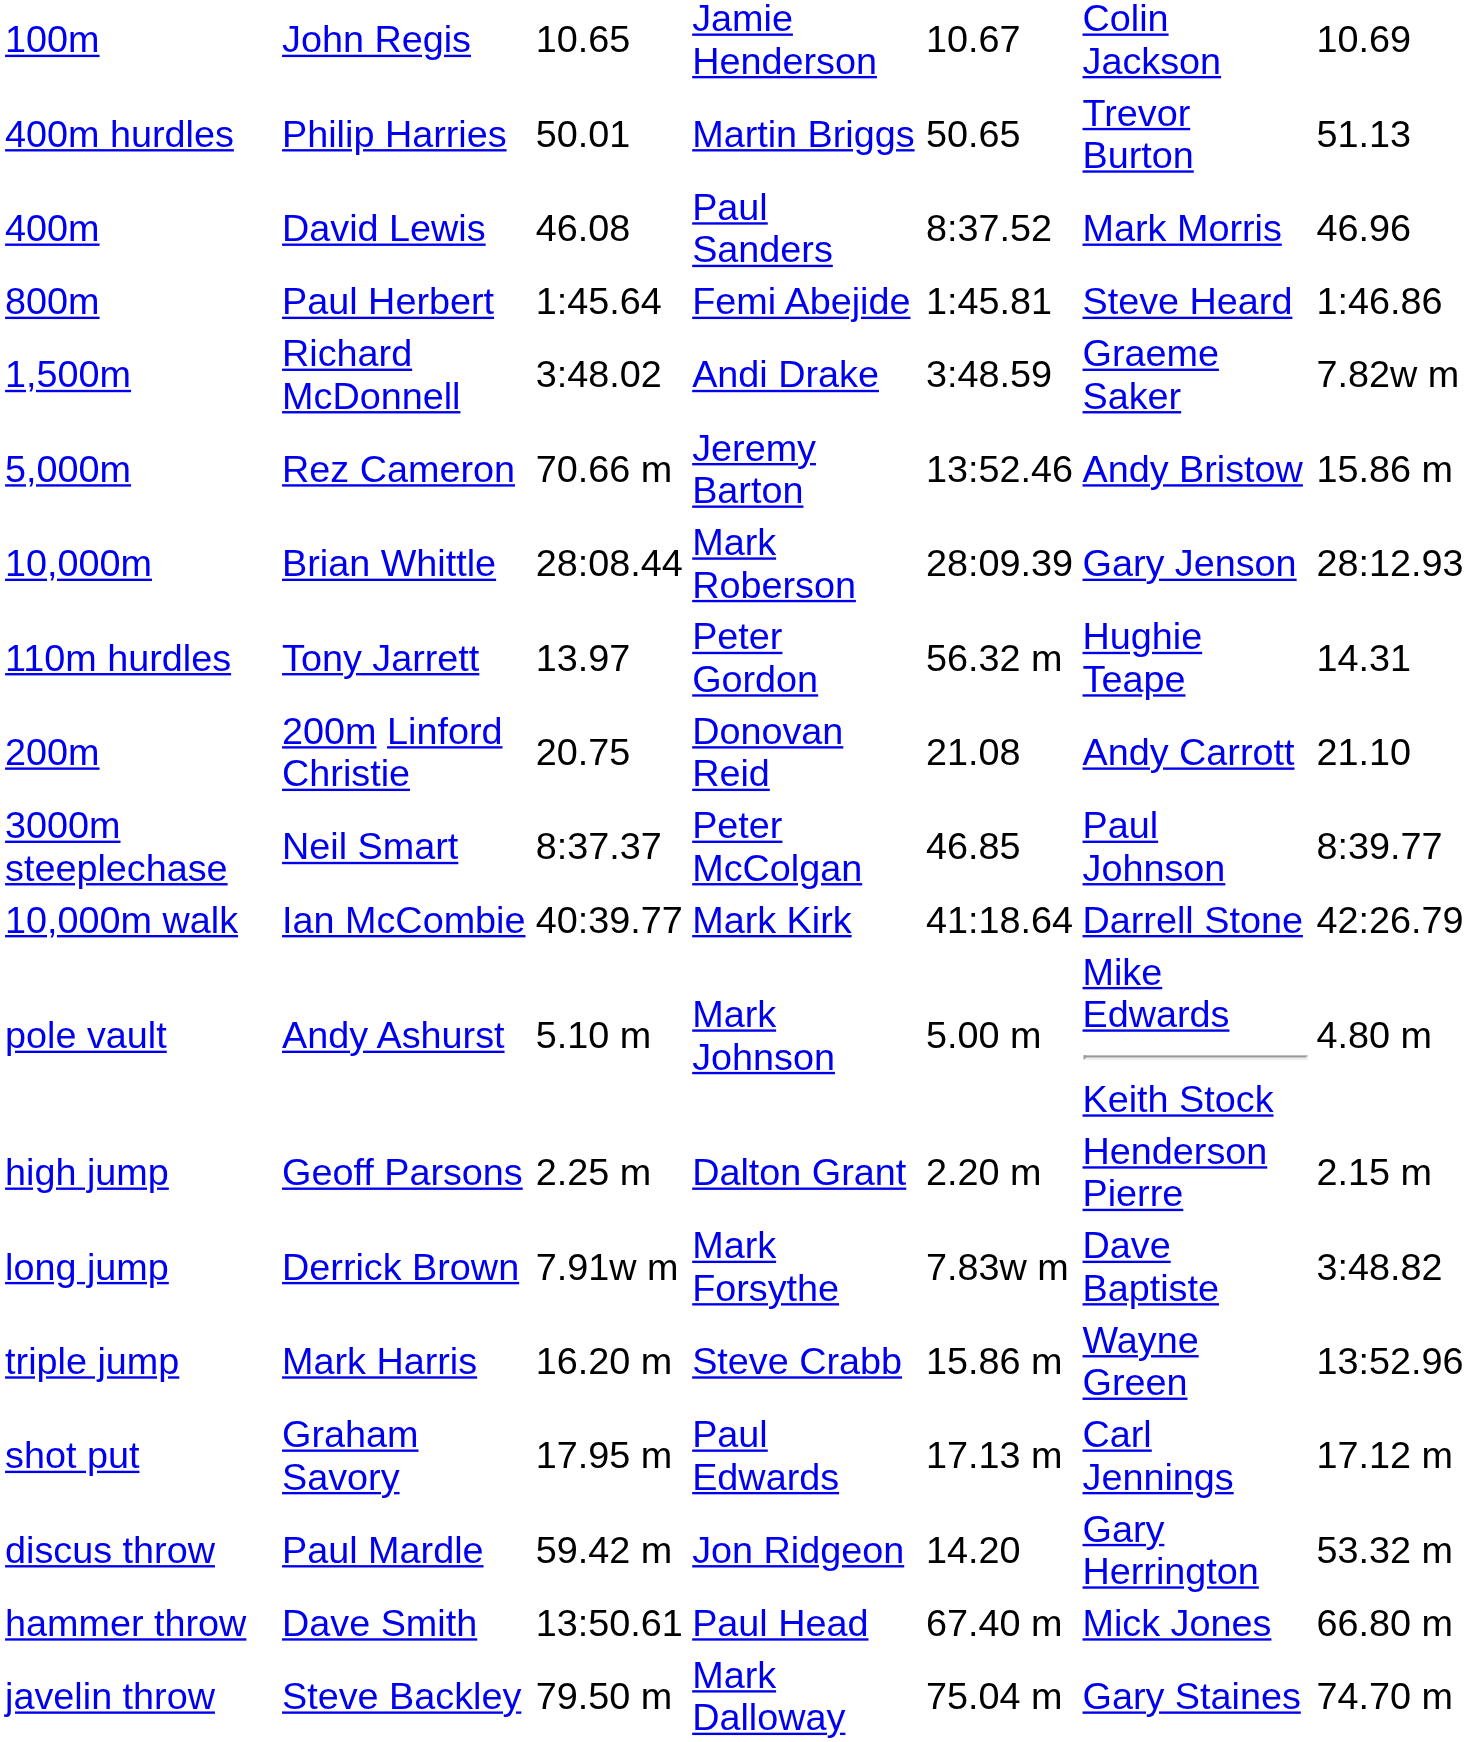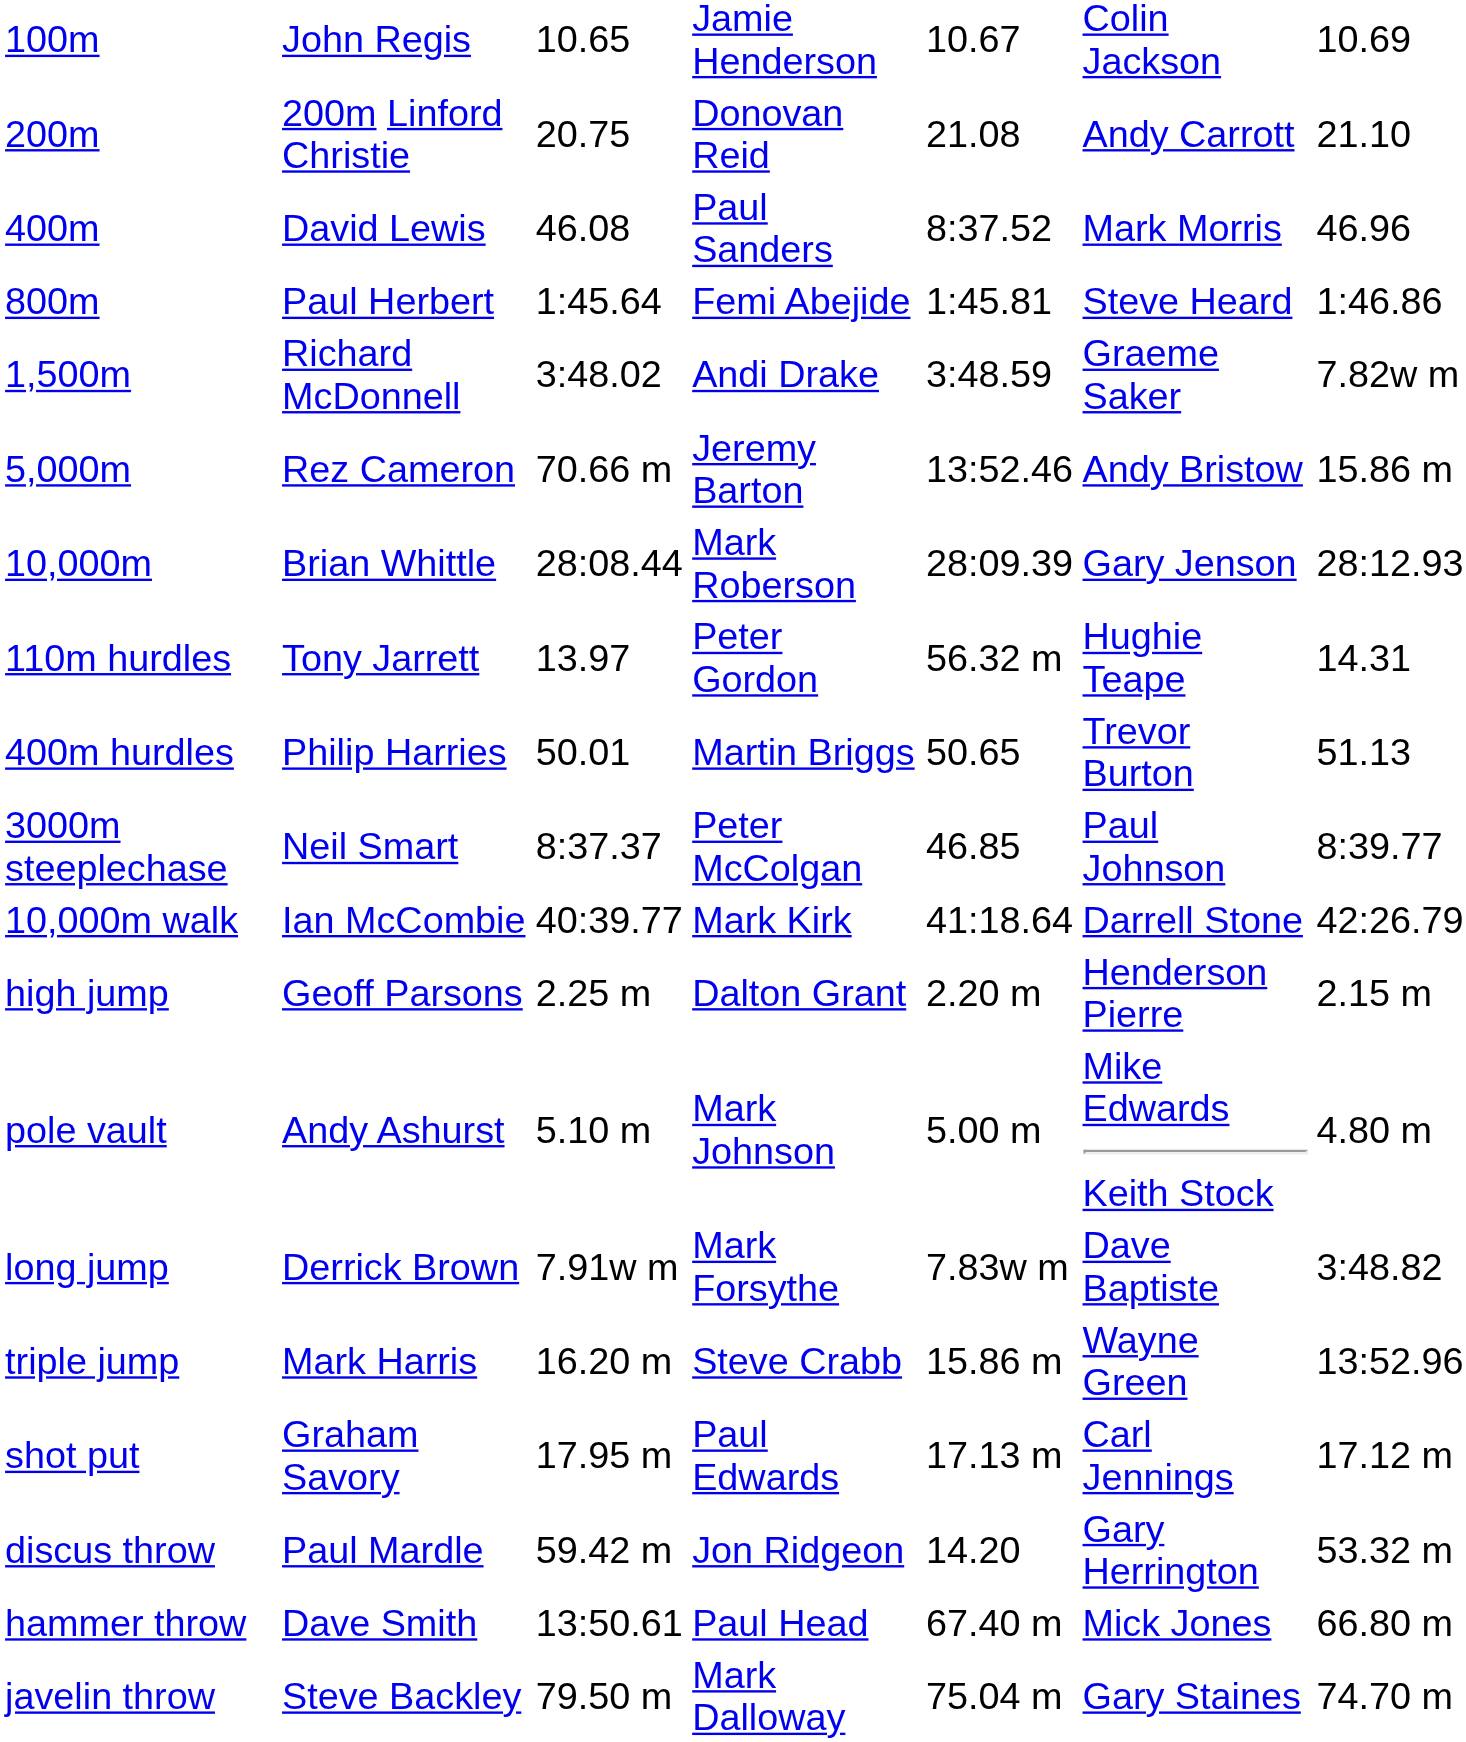rows swapped: (52, 752) <-> (119, 134)
rows swapped: (87, 1172) <-> (86, 1035)
